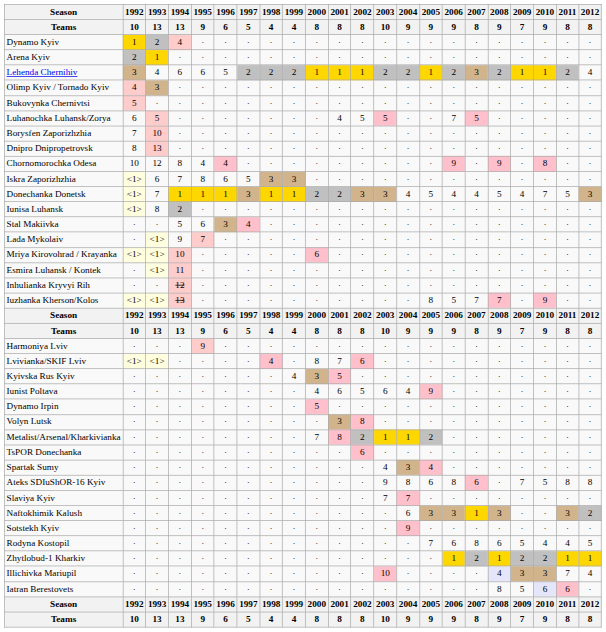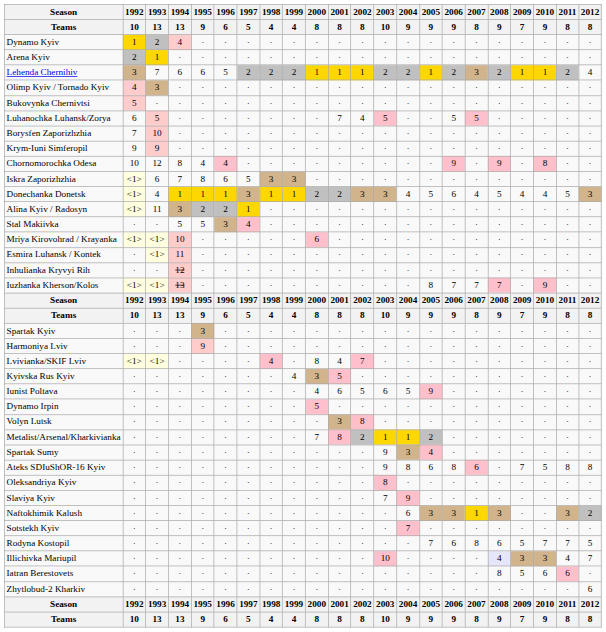(157, 72) 4 -> (157, 72) 7
(340, 118) 4 -> (340, 118) 7
(362, 118) 5 -> (362, 118) 4
(454, 118) 7 -> (454, 118) 5
- row: (50, 148)
+ row: (47, 148)
(157, 194) 7 -> (157, 194) 4
(454, 194) 4 -> (454, 194) 6
(545, 194) 7 -> (545, 194) 4
- row: (35, 209)
+ row: (47, 209)
(203, 224) 6 -> (203, 224) 5
- row: (35, 239)
(454, 300) 5 -> (454, 285) 7
+ row: (31, 330)
(340, 361) 7 -> (340, 361) 4
(362, 361) 6 -> (362, 361) 7
(408, 391) 4 -> (408, 391) 5
- row: (44, 452)
(385, 467) 4 -> (385, 452) 9
+ row: (41, 482)
(408, 497) 7 -> (408, 497) 9
(408, 528) 9 -> (408, 528) 7
(545, 543) 4 -> (545, 543) 7
(568, 543) 4 -> (568, 543) 7
- row: (46, 558)
(568, 573) 7 -> (568, 558) 4
(590, 573) 4 -> (590, 558) 7
(545, 589) lavender background -> (545, 573) no background
+ row: (46, 589)
